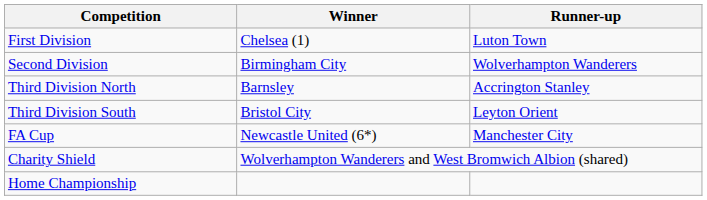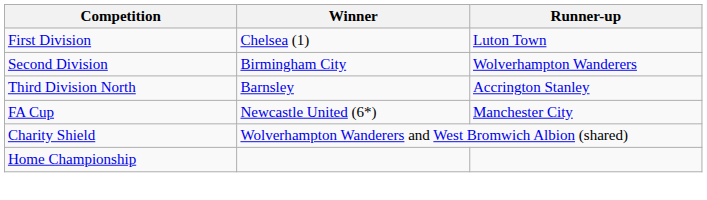- row: (72, 111)
